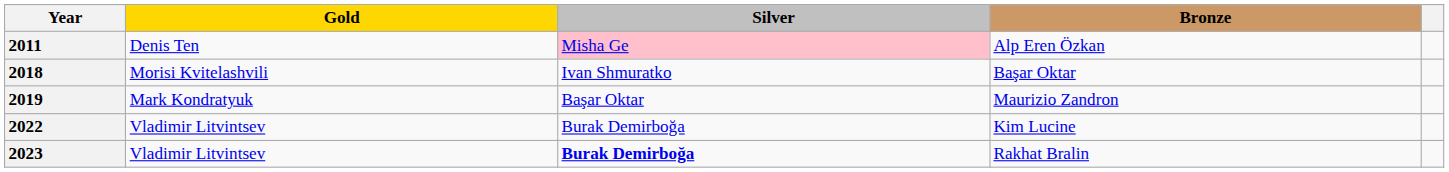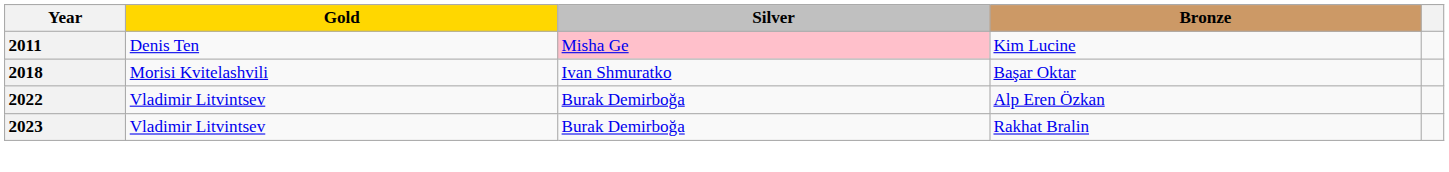(1049, 45) Alp Eren Özkan -> (1035, 45) Kim Lucine
- row: (26, 99)
(1035, 126) Kim Lucine -> (1049, 99) Alp Eren Özkan
(628, 153) bold -> (623, 126) normal
